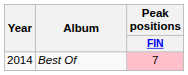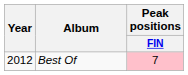(20, 61) 2014 -> (20, 61) 2012
